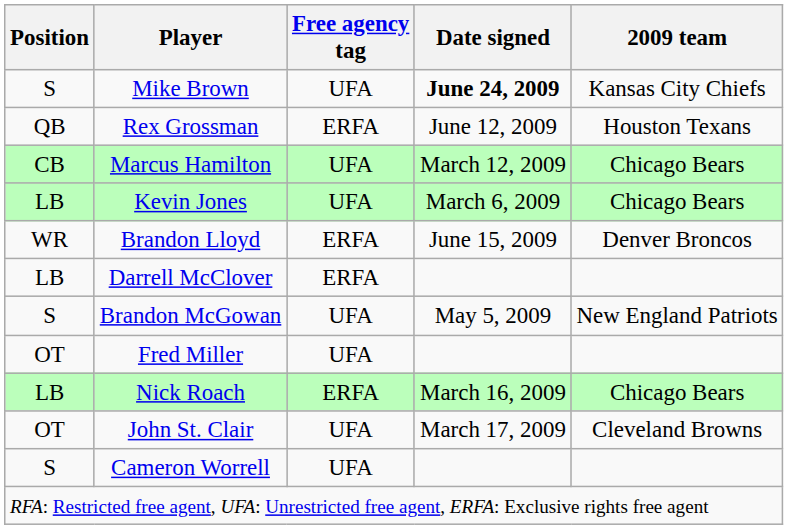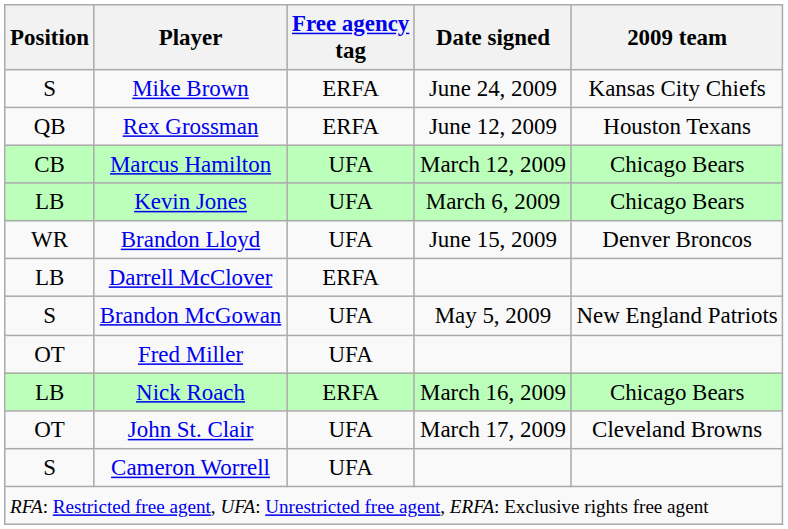(351, 88) UFA -> (351, 88) ERFA
(493, 88) bold -> (493, 88) normal
(351, 240) ERFA -> (351, 240) UFA
